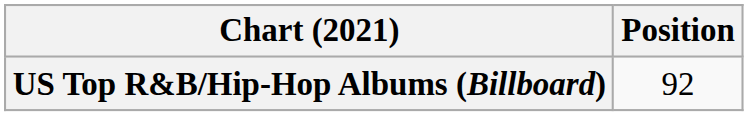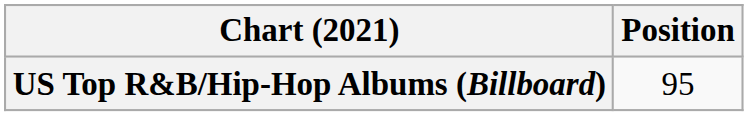(678, 82) 92 -> (678, 82) 95
